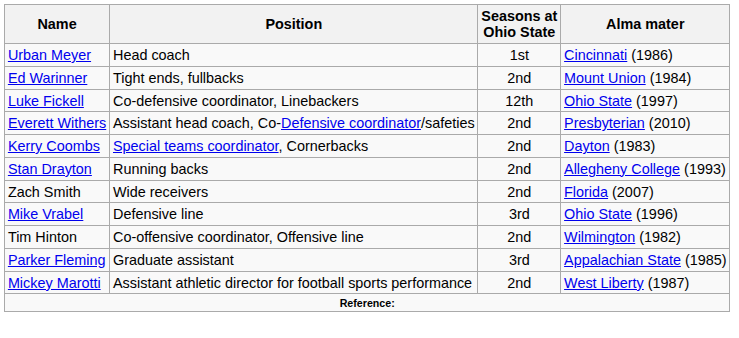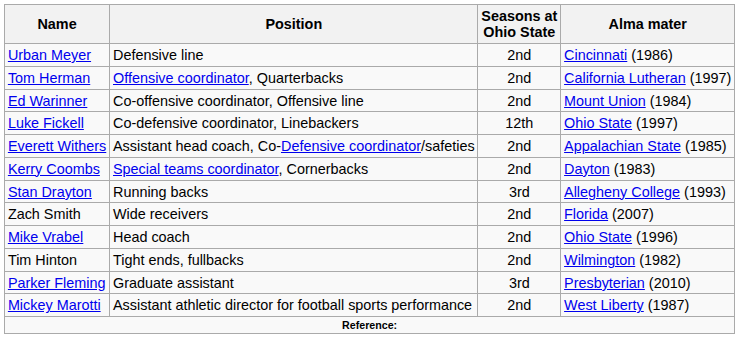(151, 55) Head coach -> (158, 55) Defensive line
(519, 55) 1st -> (519, 55) 2nd
+ row: (49, 78)
(178, 78) Tight ends, fullbacks -> (238, 101) Co-offensive coordinator, Offensive line
(627, 123) Presbyterian (2010) -> (645, 146) Appalachian State (1985)
(519, 169) 2nd -> (519, 192) 3rd
(158, 214) Defensive line -> (151, 237) Head coach
(519, 214) 3rd -> (519, 237) 2nd
(238, 237) Co-offensive coordinator, Offensive line -> (178, 260) Tight ends, fullbacks
(645, 260) Appalachian State (1985) -> (627, 283) Presbyterian (2010)
